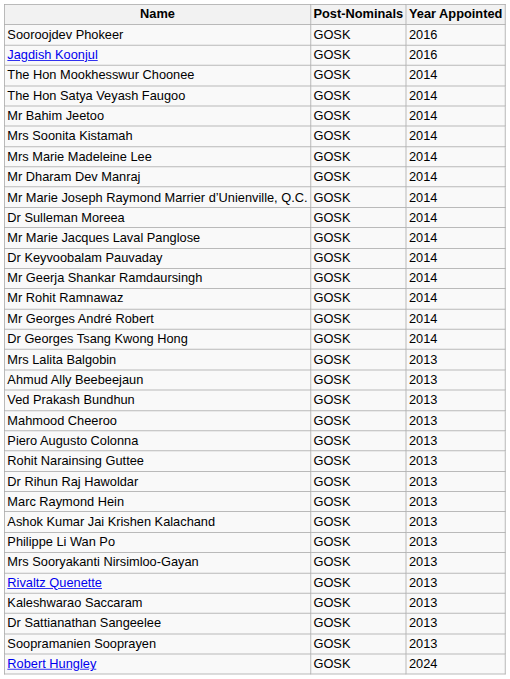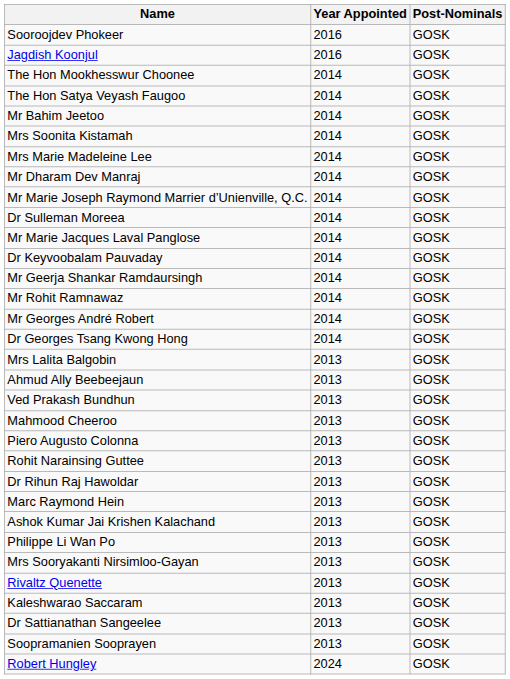columns swapped: (358, 14) <-> (456, 14)
